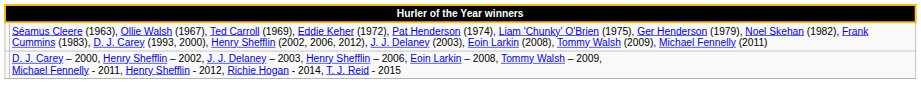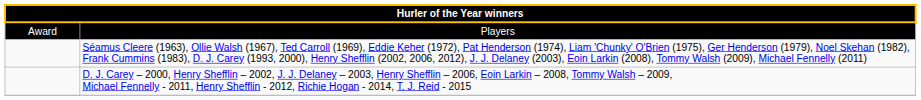+ row: (498, 31)
